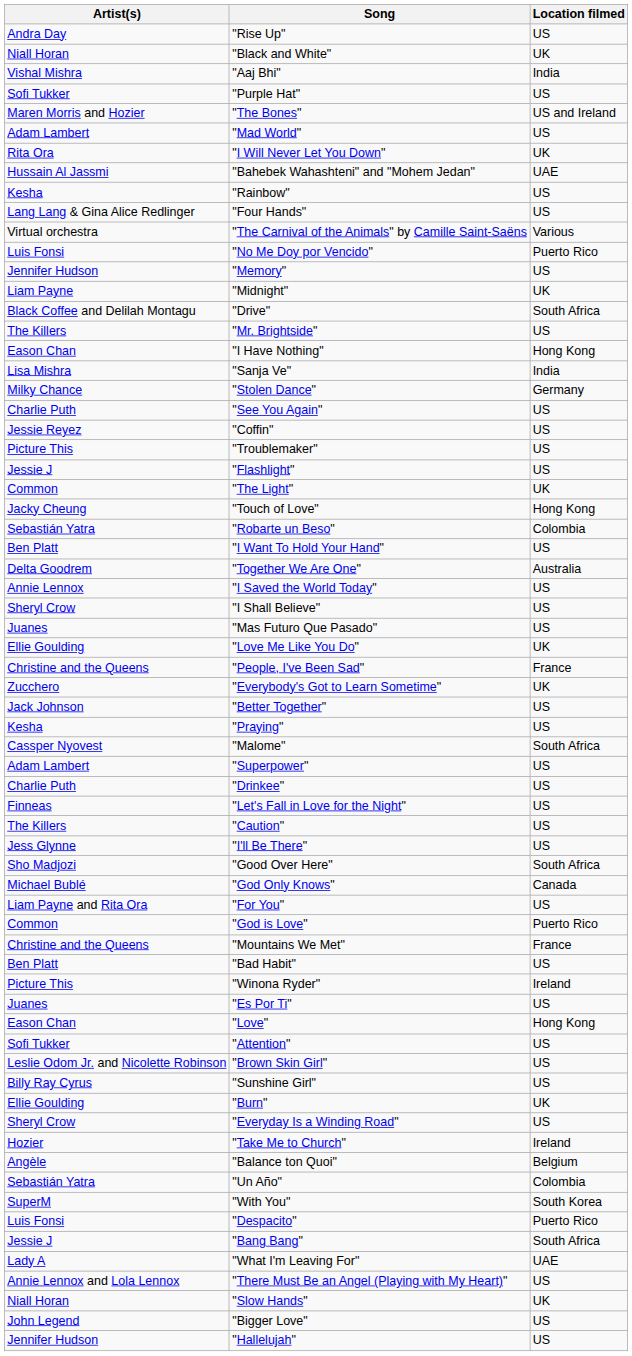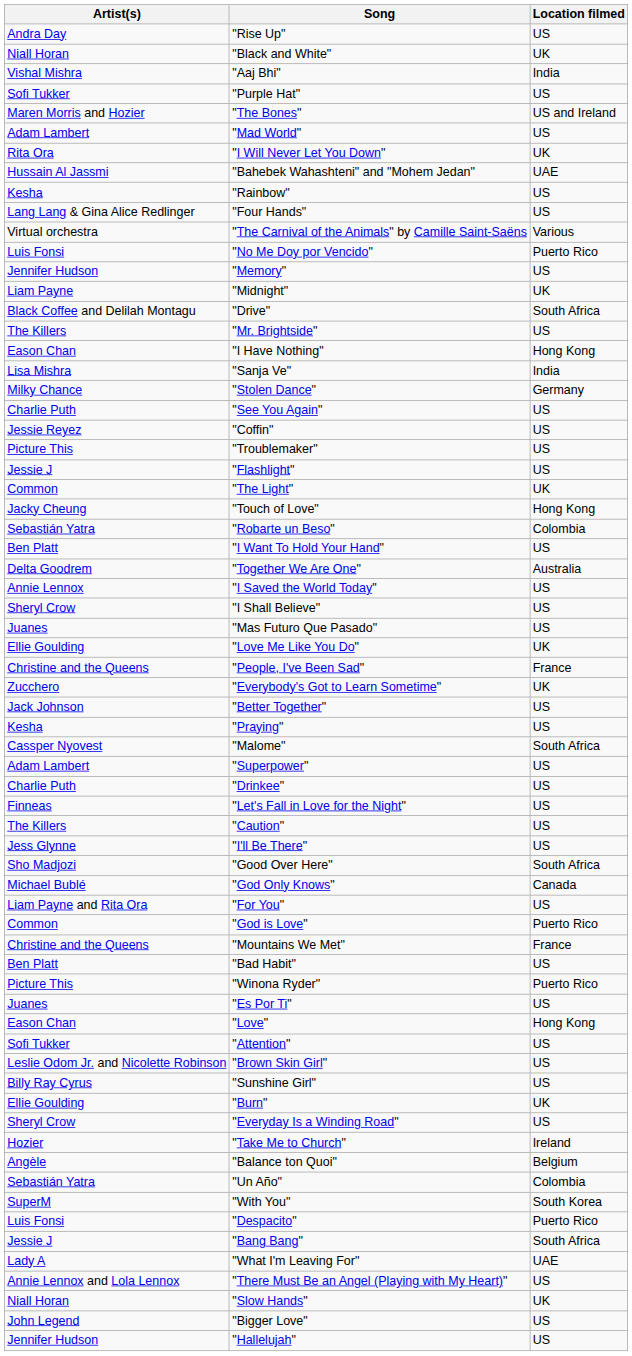(552, 984) Ireland -> (565, 984) Puerto Rico
